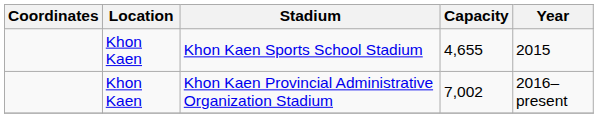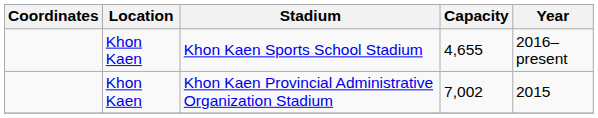(533, 50) 2015 -> (542, 50) 2016–present
(542, 92) 2016–present -> (533, 92) 2015
